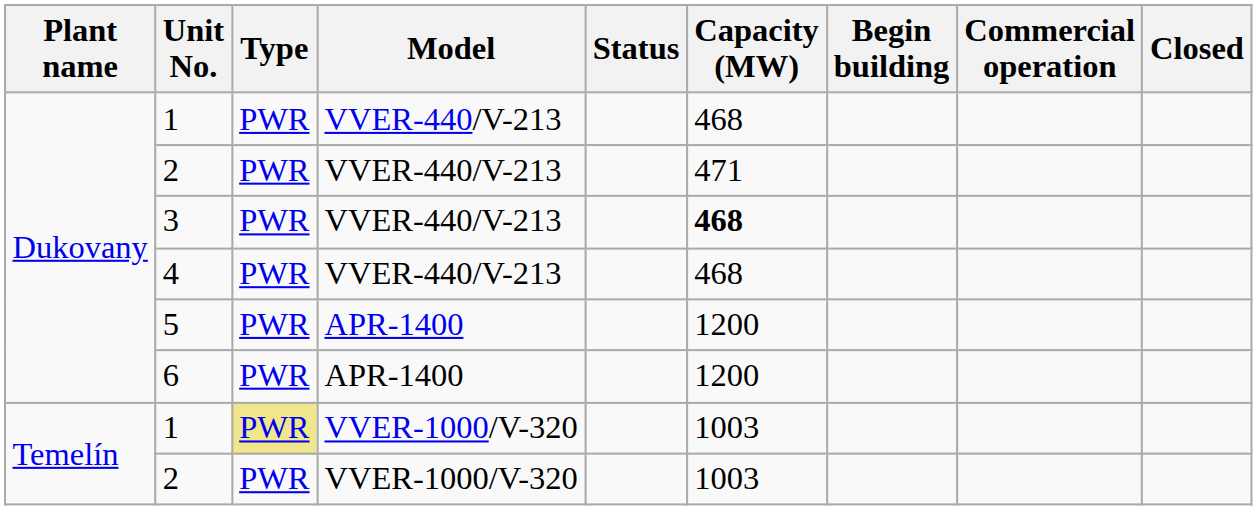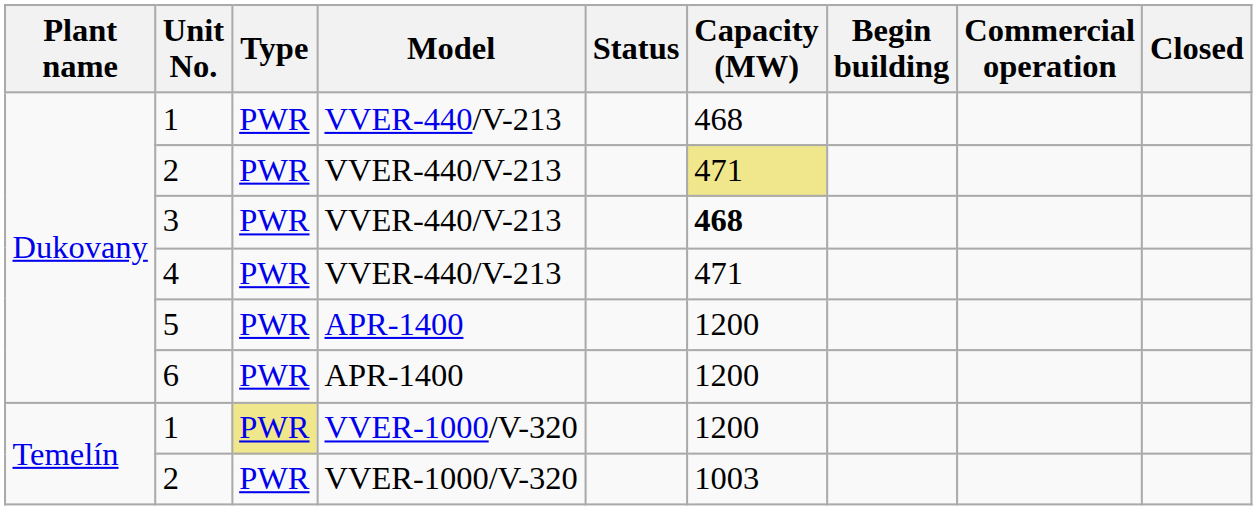(719, 169) no background -> (719, 169) khaki background
(719, 272) 468 -> (719, 272) 471
(727, 427) 1003 -> (727, 427) 1200
